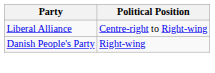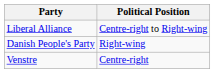+ row: (22, 60)
